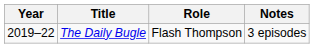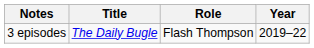columns swapped: (31, 14) <-> (277, 14)
